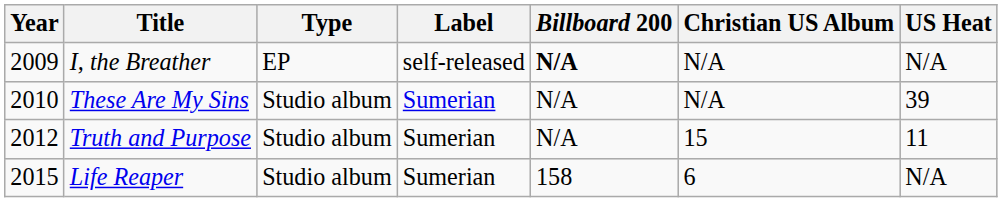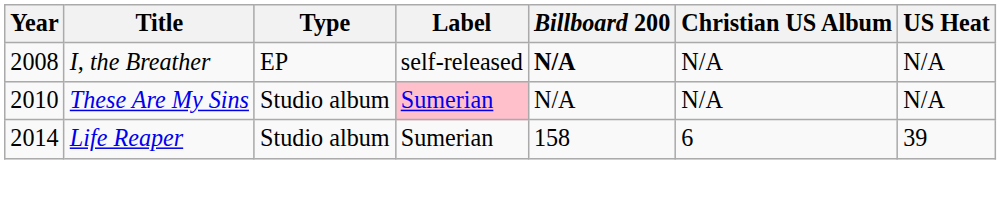(34, 61) 2009 -> (34, 61) 2008
(449, 100) no background -> (447, 100) pink background
(917, 100) 39 -> (924, 100) N/A
- row: (160, 138)
(34, 176) 2015 -> (34, 138) 2014
(926, 176) N/A -> (915, 138) 39
